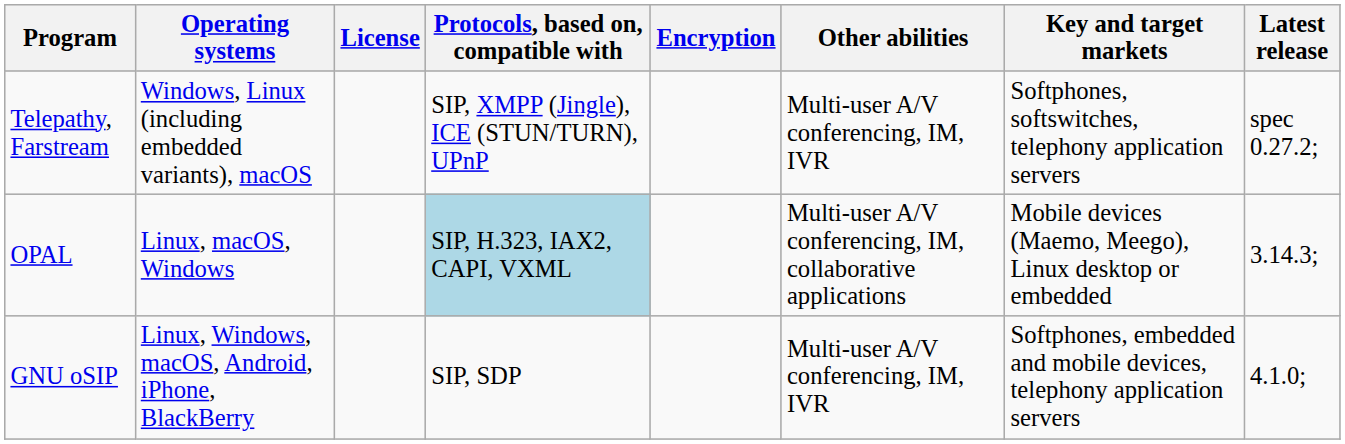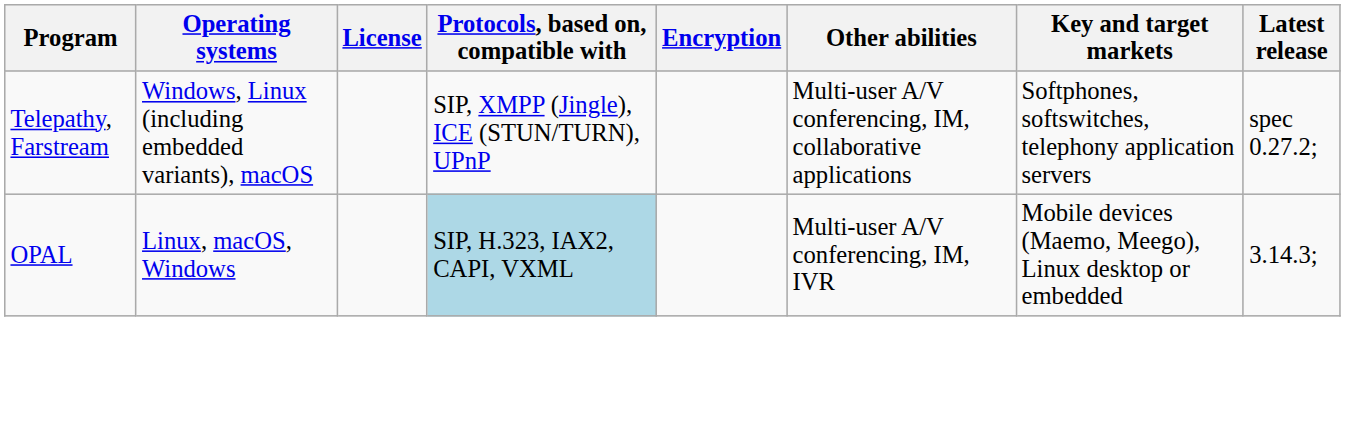(876, 132) Multi-user A/V conferencing, IM, IVR -> (881, 132) Multi-user A/V conferencing, IM, collaborative applications
(876, 254) Multi-user A/V conferencing, IM, collaborative applications -> (881, 254) Multi-user A/V conferencing, IM, IVR
- row: (64, 376)
